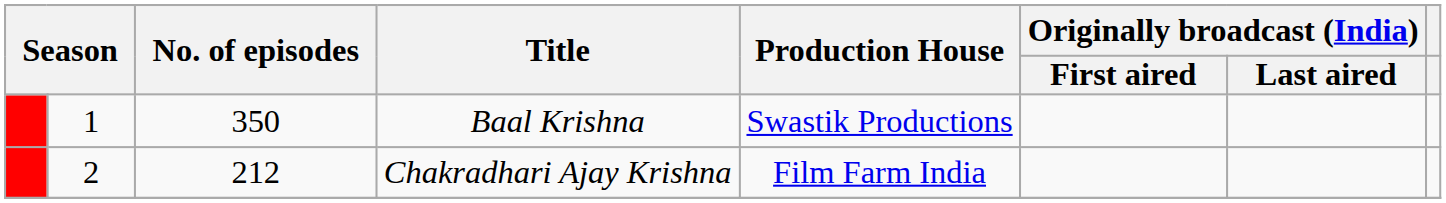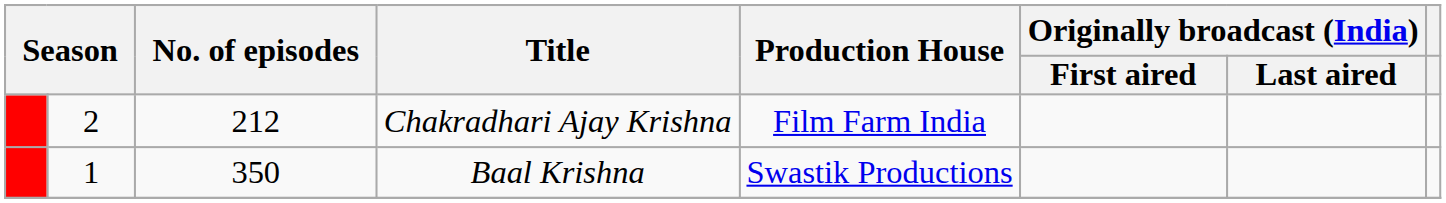rows swapped: (558, 120) <-> (558, 171)
